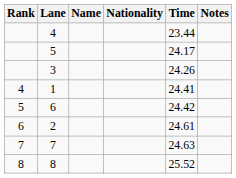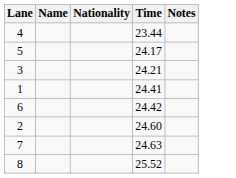- column: (21, 13)
(182, 70) 24.26 -> (149, 70) 24.21
(182, 126) 24.61 -> (149, 126) 24.60
